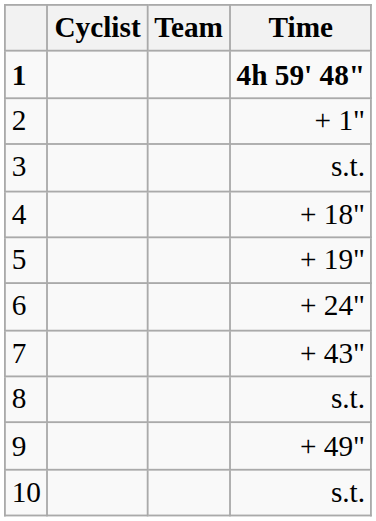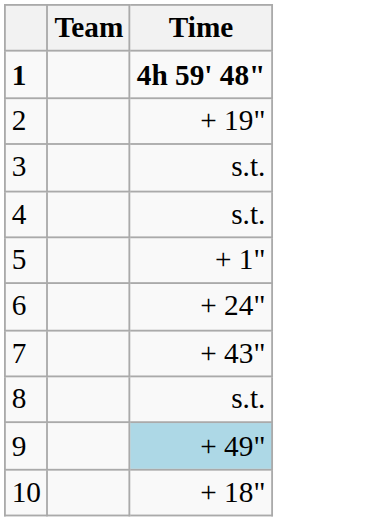- column: (98, 27)
(340, 120) + 1" -> (233, 120) + 19"
(333, 213) + 18" -> (248, 213) s.t.
(333, 259) + 19" -> (240, 259) + 1"
(333, 445) no background -> (233, 445) lightblue background
(348, 492) s.t. -> (233, 492) + 18"
